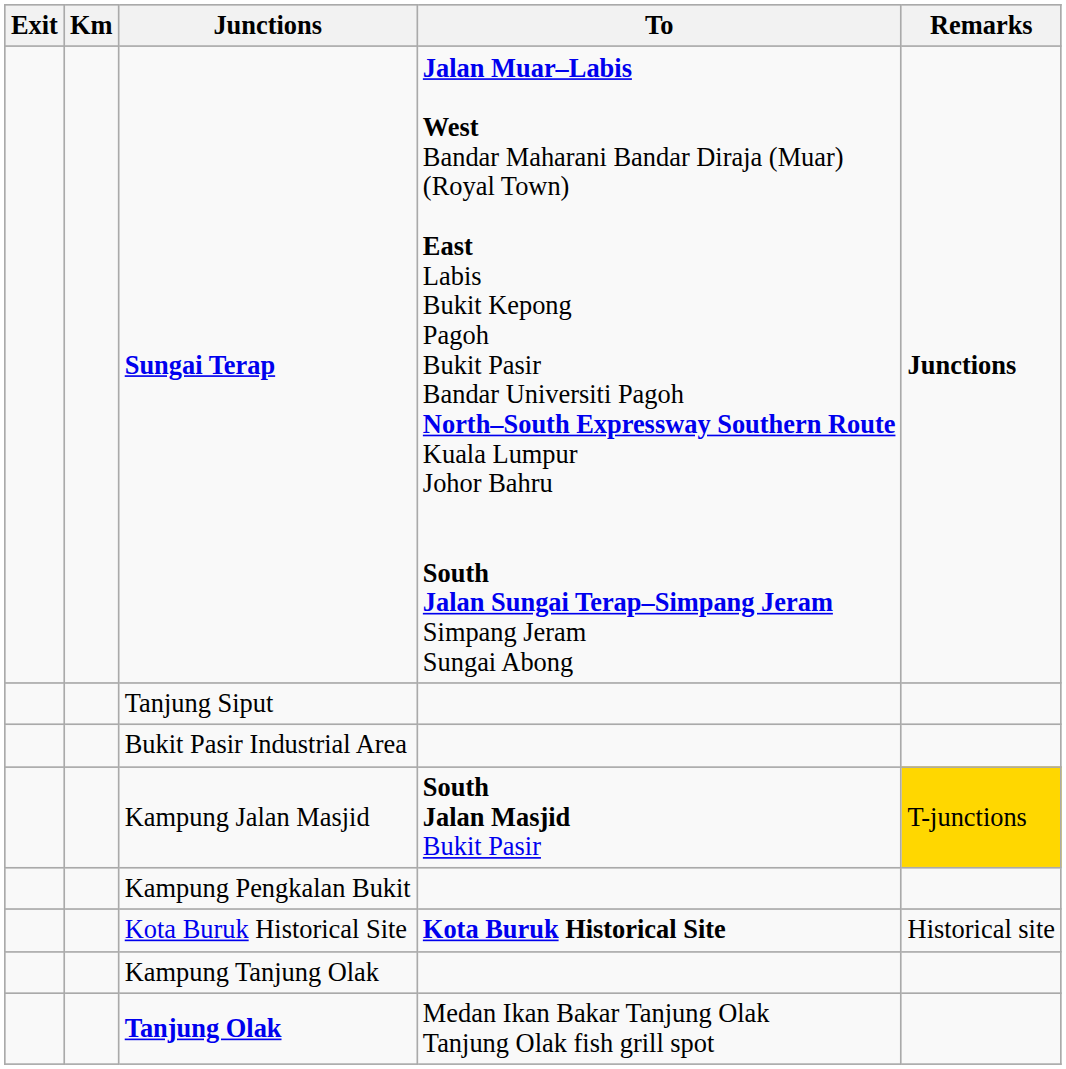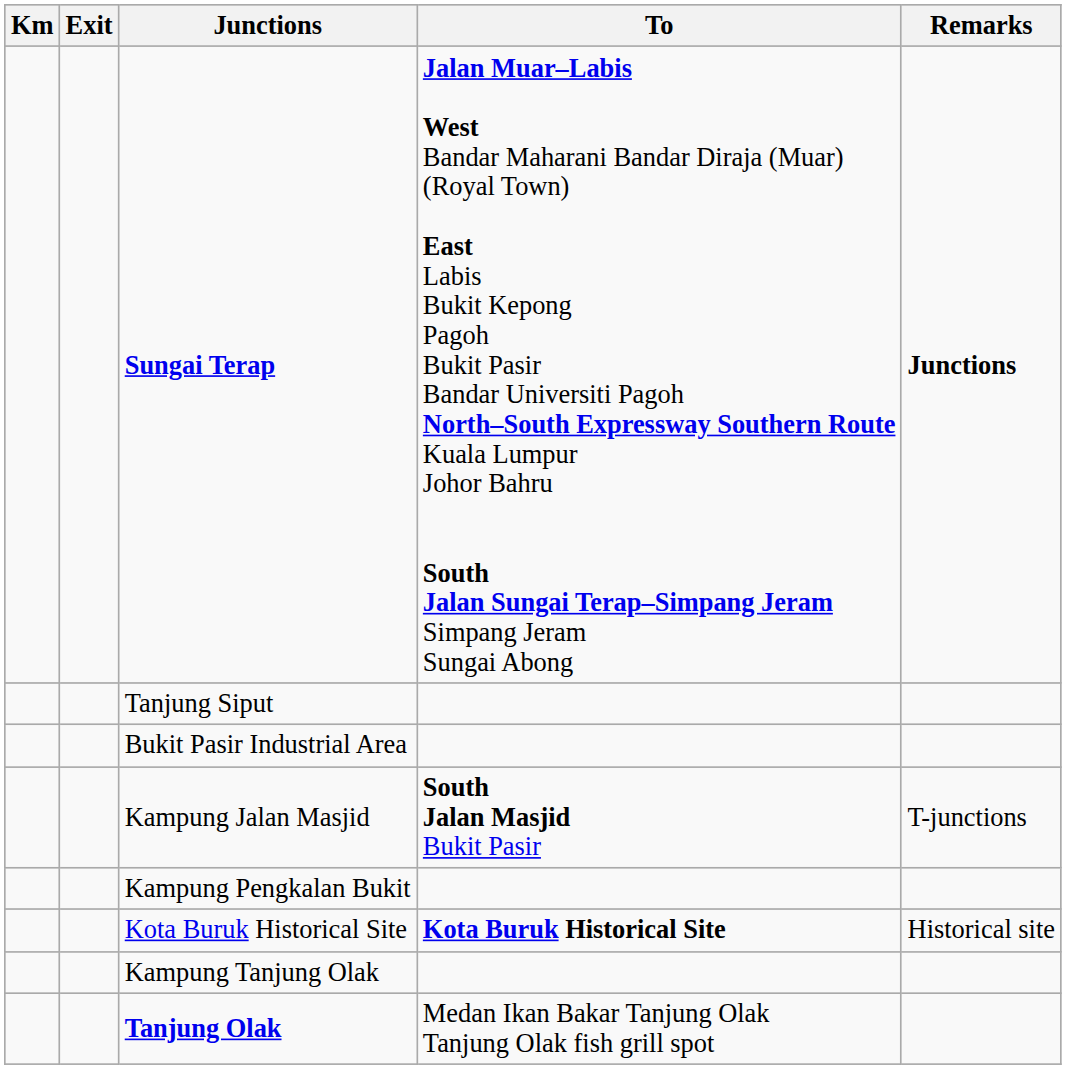columns swapped: (91, 25) <-> (34, 25)
(967, 816) gold background -> (967, 816) no background
